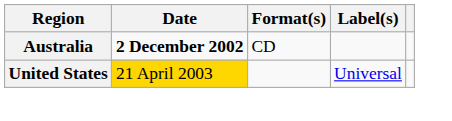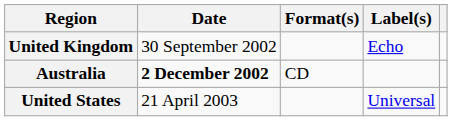+ row: (71, 45)
(164, 73) gold background -> (190, 101) no background
